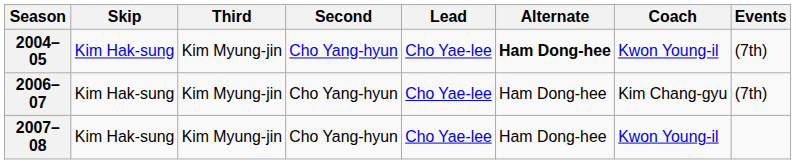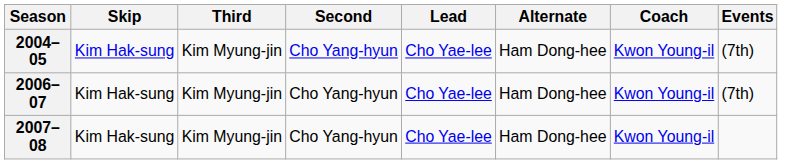(555, 51) bold -> (553, 51) normal
(673, 94) Kim Chang-gyu -> (664, 94) Kwon Young-il
